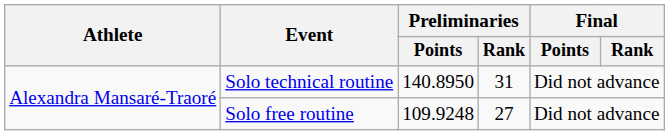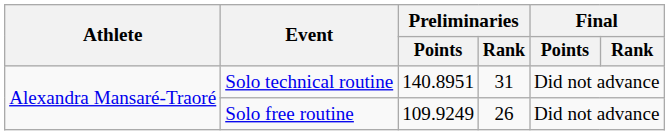(438, 82) 140.8950 -> (438, 82) 140.8951
(438, 113) 109.9248 -> (438, 113) 109.9249
(504, 113) 27 -> (504, 113) 26
